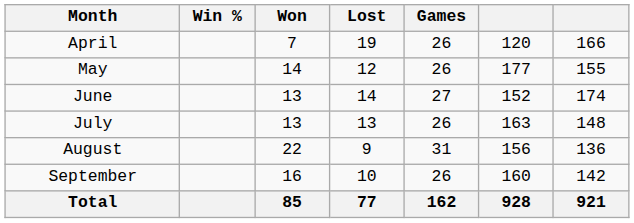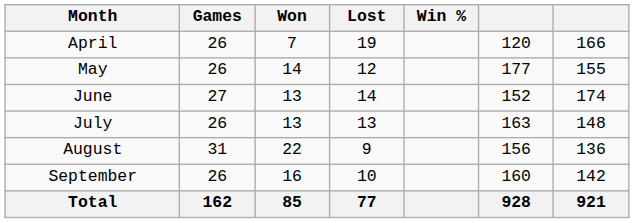columns swapped: (441, 18) <-> (217, 18)
